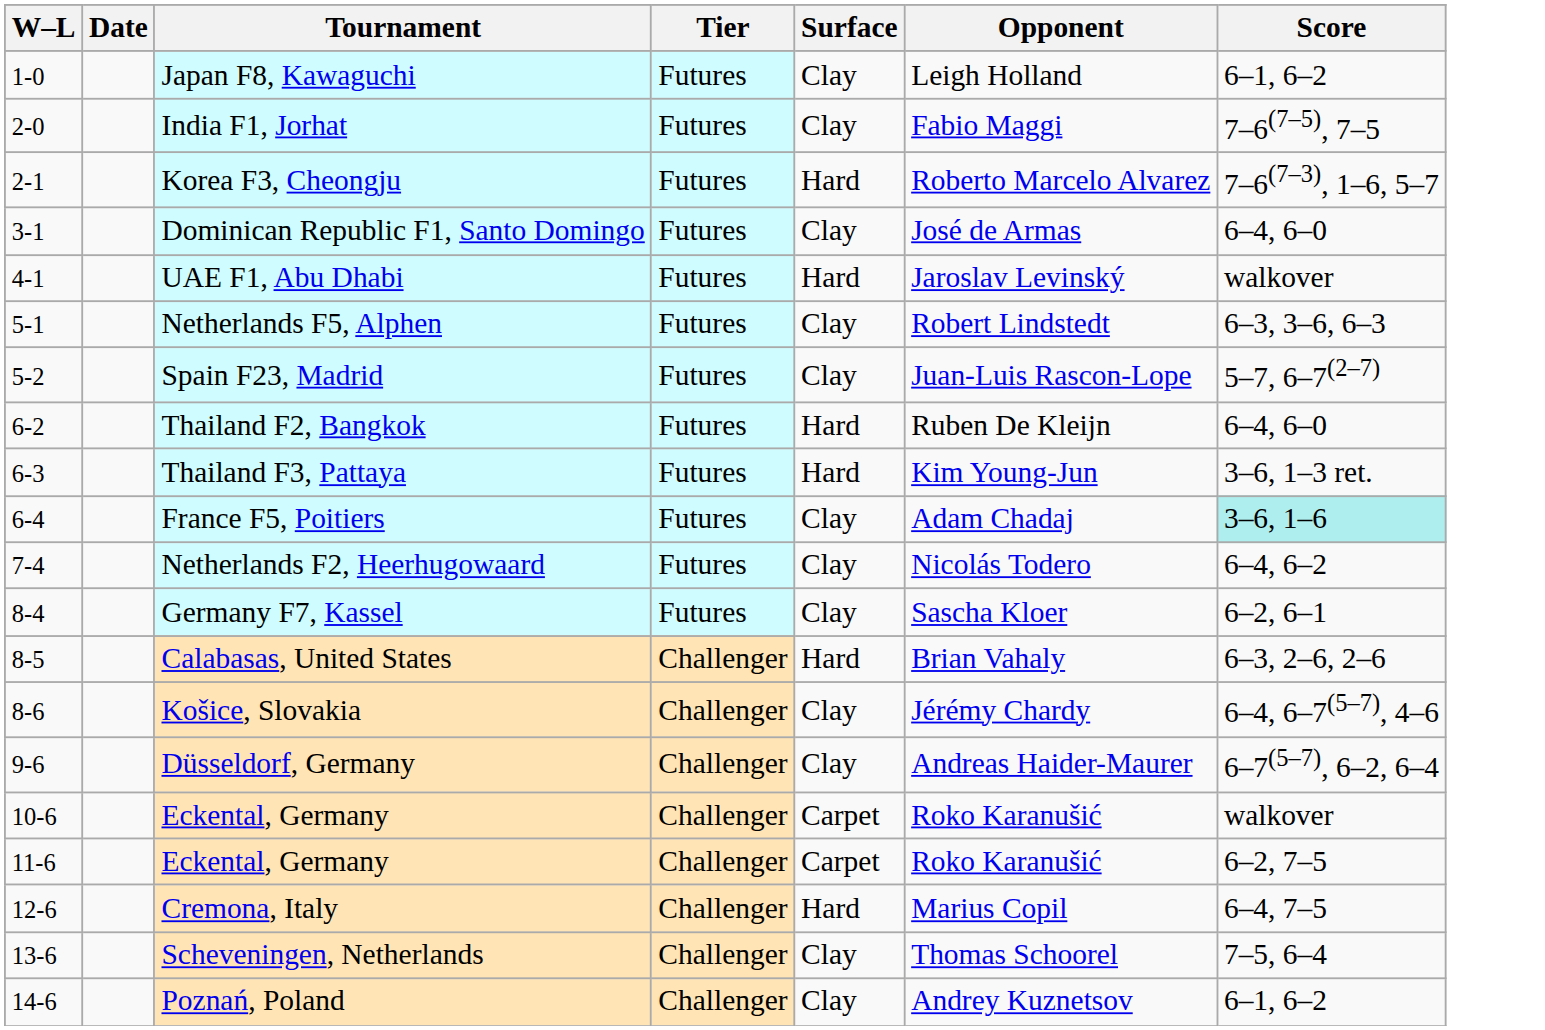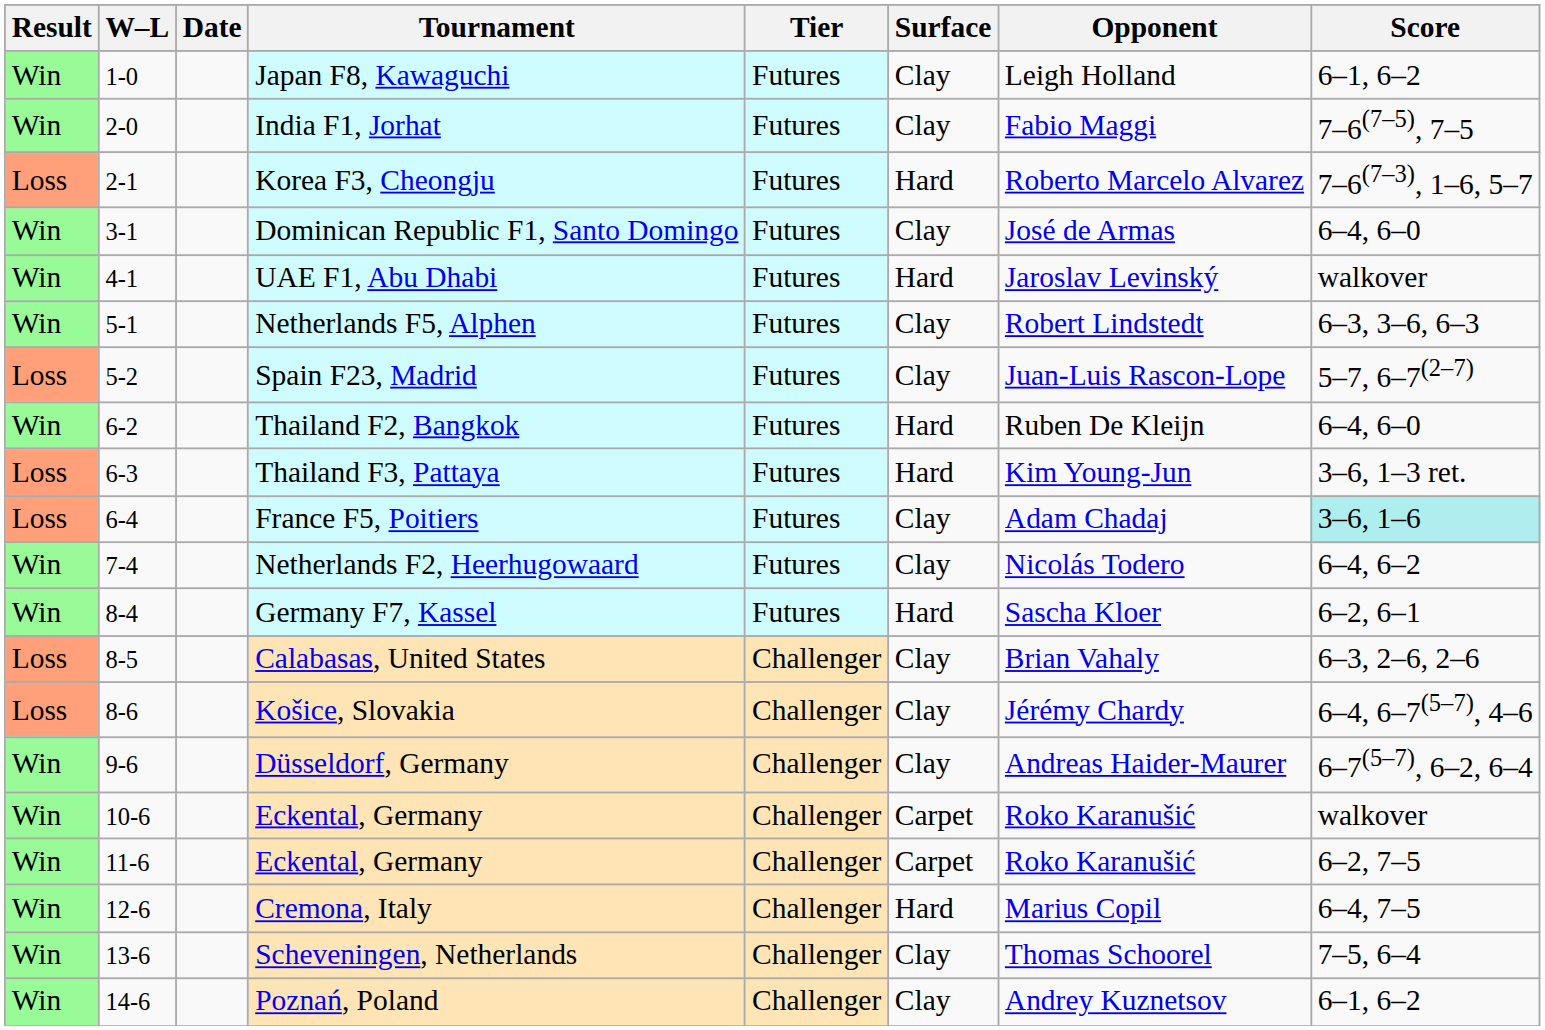+ column: (52, 27)
(829, 612) Clay -> (924, 612) Hard
(831, 658) Hard -> (923, 658) Clay
